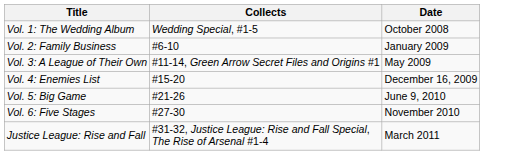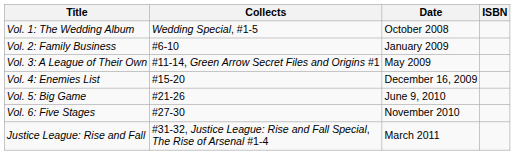+ column: (495, 12)
